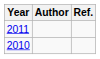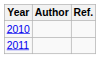rows swapped: (18, 45) <-> (18, 29)
